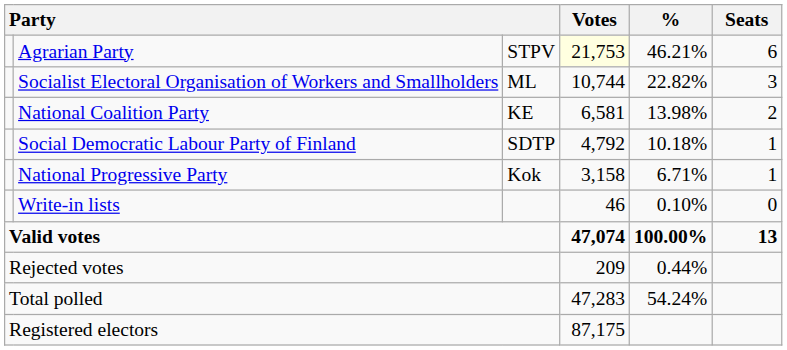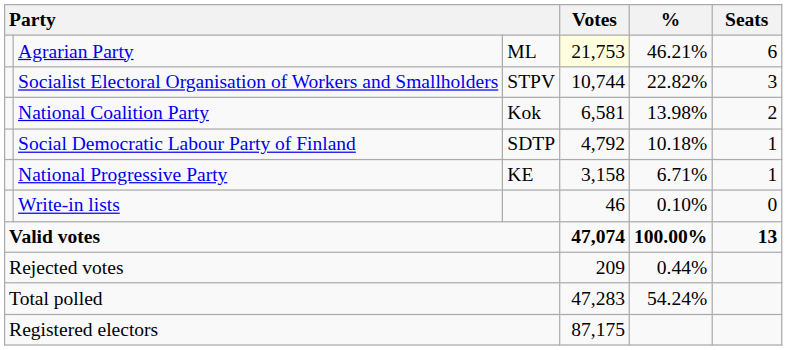(531, 50) STPV -> (522, 50) ML
(522, 81) ML -> (531, 81) STPV
(520, 112) KE -> (524, 112) Kok
(524, 174) Kok -> (520, 174) KE
